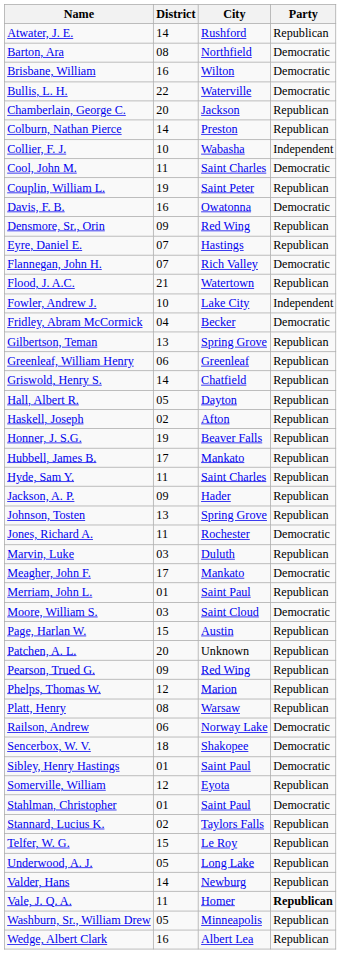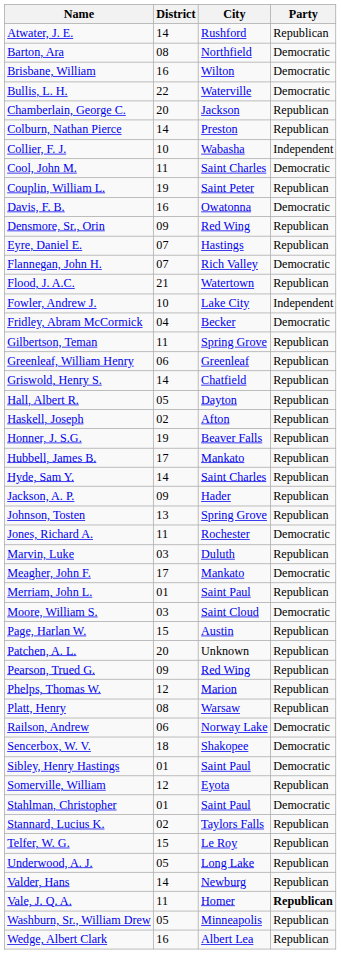(162, 341) 13 -> (162, 341) 11
(162, 476) 11 -> (162, 476) 14
